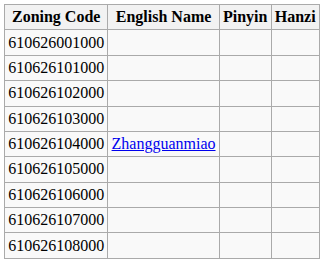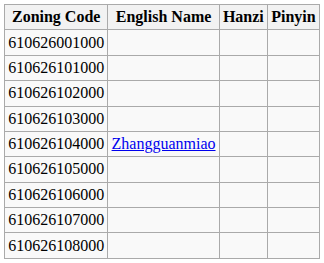columns swapped: (295, 17) <-> (245, 17)
